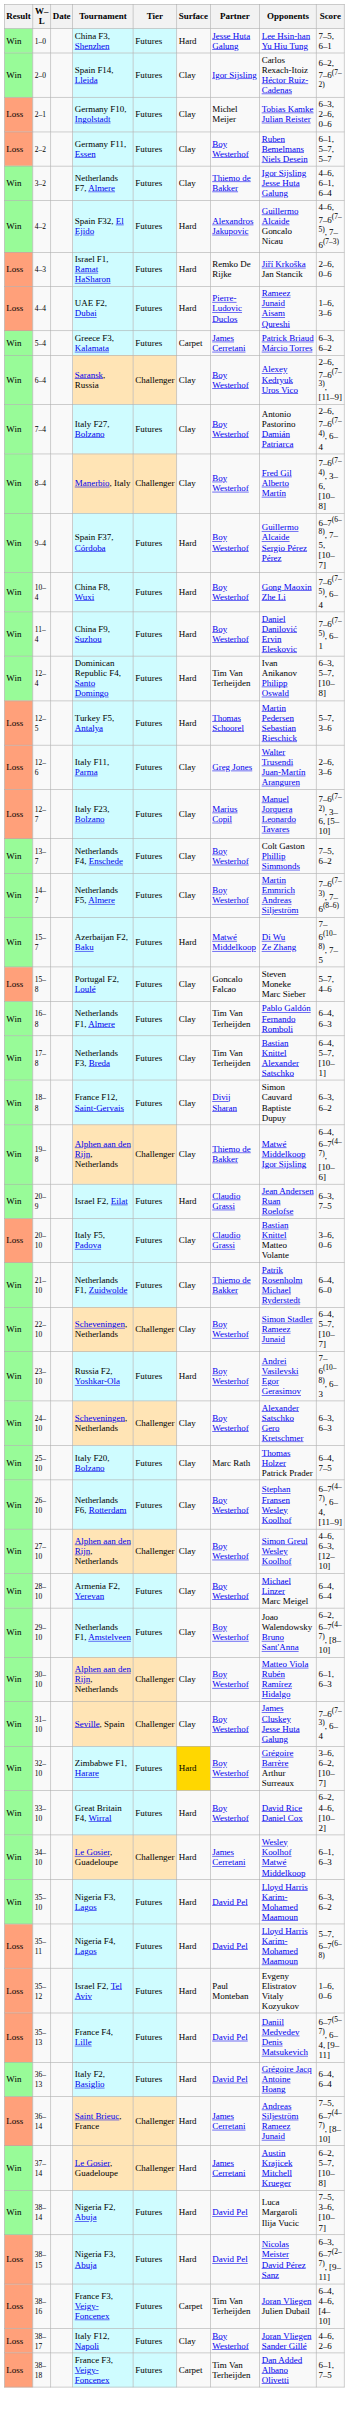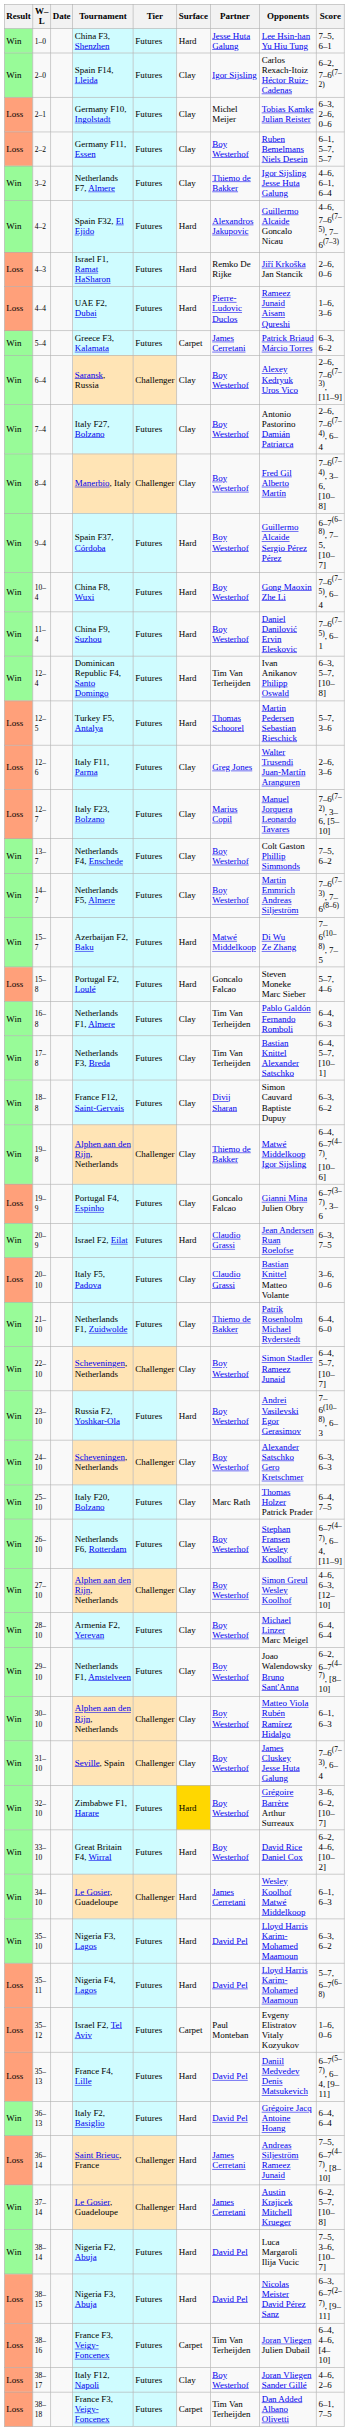(187, 984) Clay -> (188, 984) Hard
+ row: (40, 1204)
(188, 1990) Hard -> (191, 2030) Carpet
